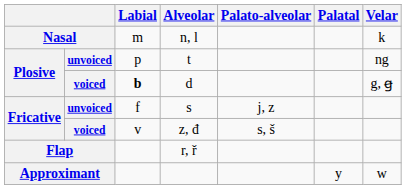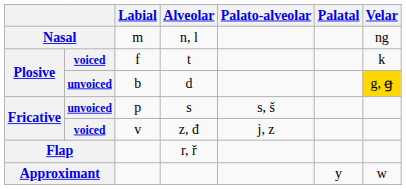(382, 37) k -> (382, 37) ng
(90, 60) unvoiced -> (90, 60) voiced
(138, 59) p -> (138, 59) f
(382, 59) ng -> (382, 59) k
(90, 84) voiced -> (90, 84) unvoiced
(138, 83) bold -> (138, 83) normal
(382, 84) no background -> (382, 84) gold background
(138, 107) f -> (138, 107) p
(266, 107) j, z -> (266, 107) s, š
(266, 129) s, š -> (266, 129) j, z
